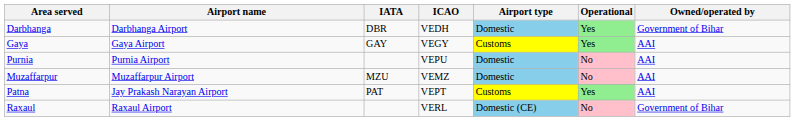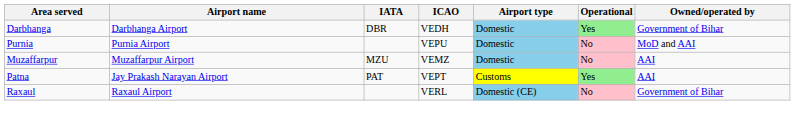- row: (17, 44)
(646, 60) AAI -> (666, 44) MoD and AAI
